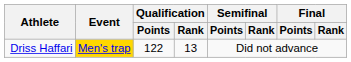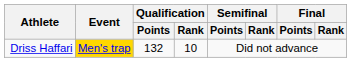(154, 49) 122 -> (154, 49) 132
(191, 49) 13 -> (191, 49) 10
